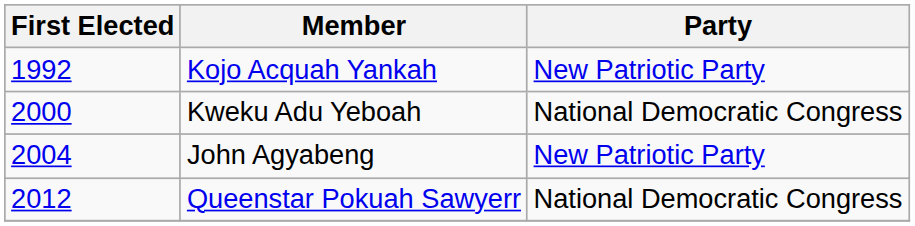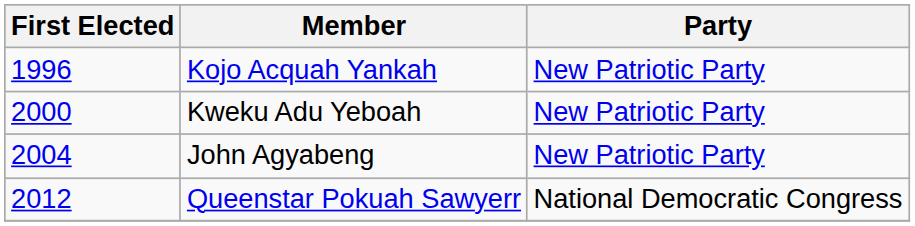(41, 69) 1992 -> (41, 69) 1996
(718, 112) National Democratic Congress -> (649, 112) New Patriotic Party
